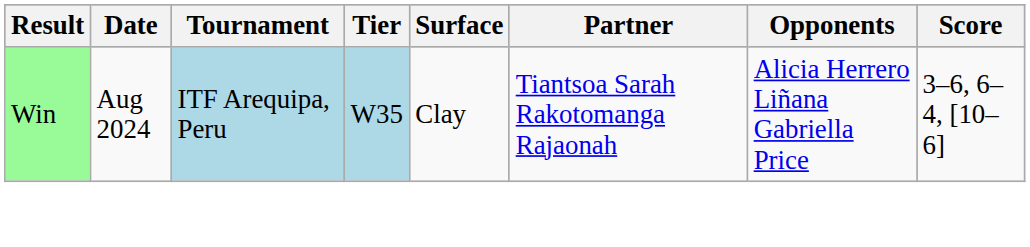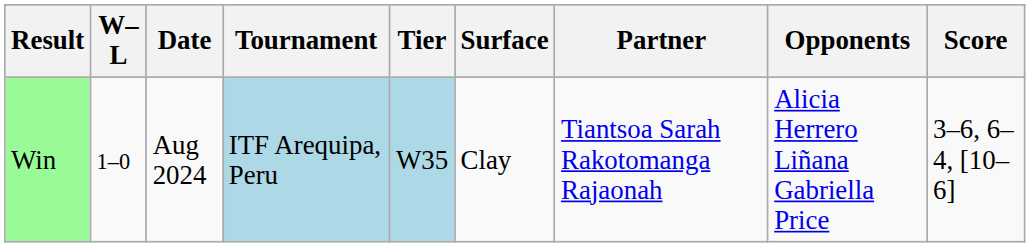+ column: (118, 40)
